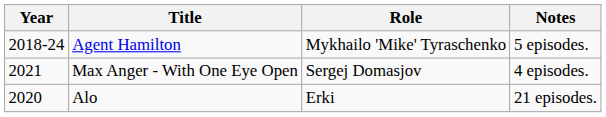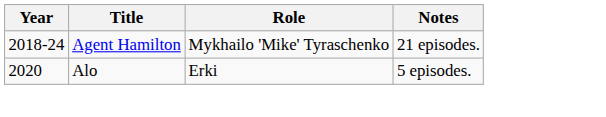(551, 44) 5 episodes. -> (438, 44) 21 episodes.
- row: (185, 71)
(555, 97) 21 episodes. -> (434, 71) 5 episodes.
